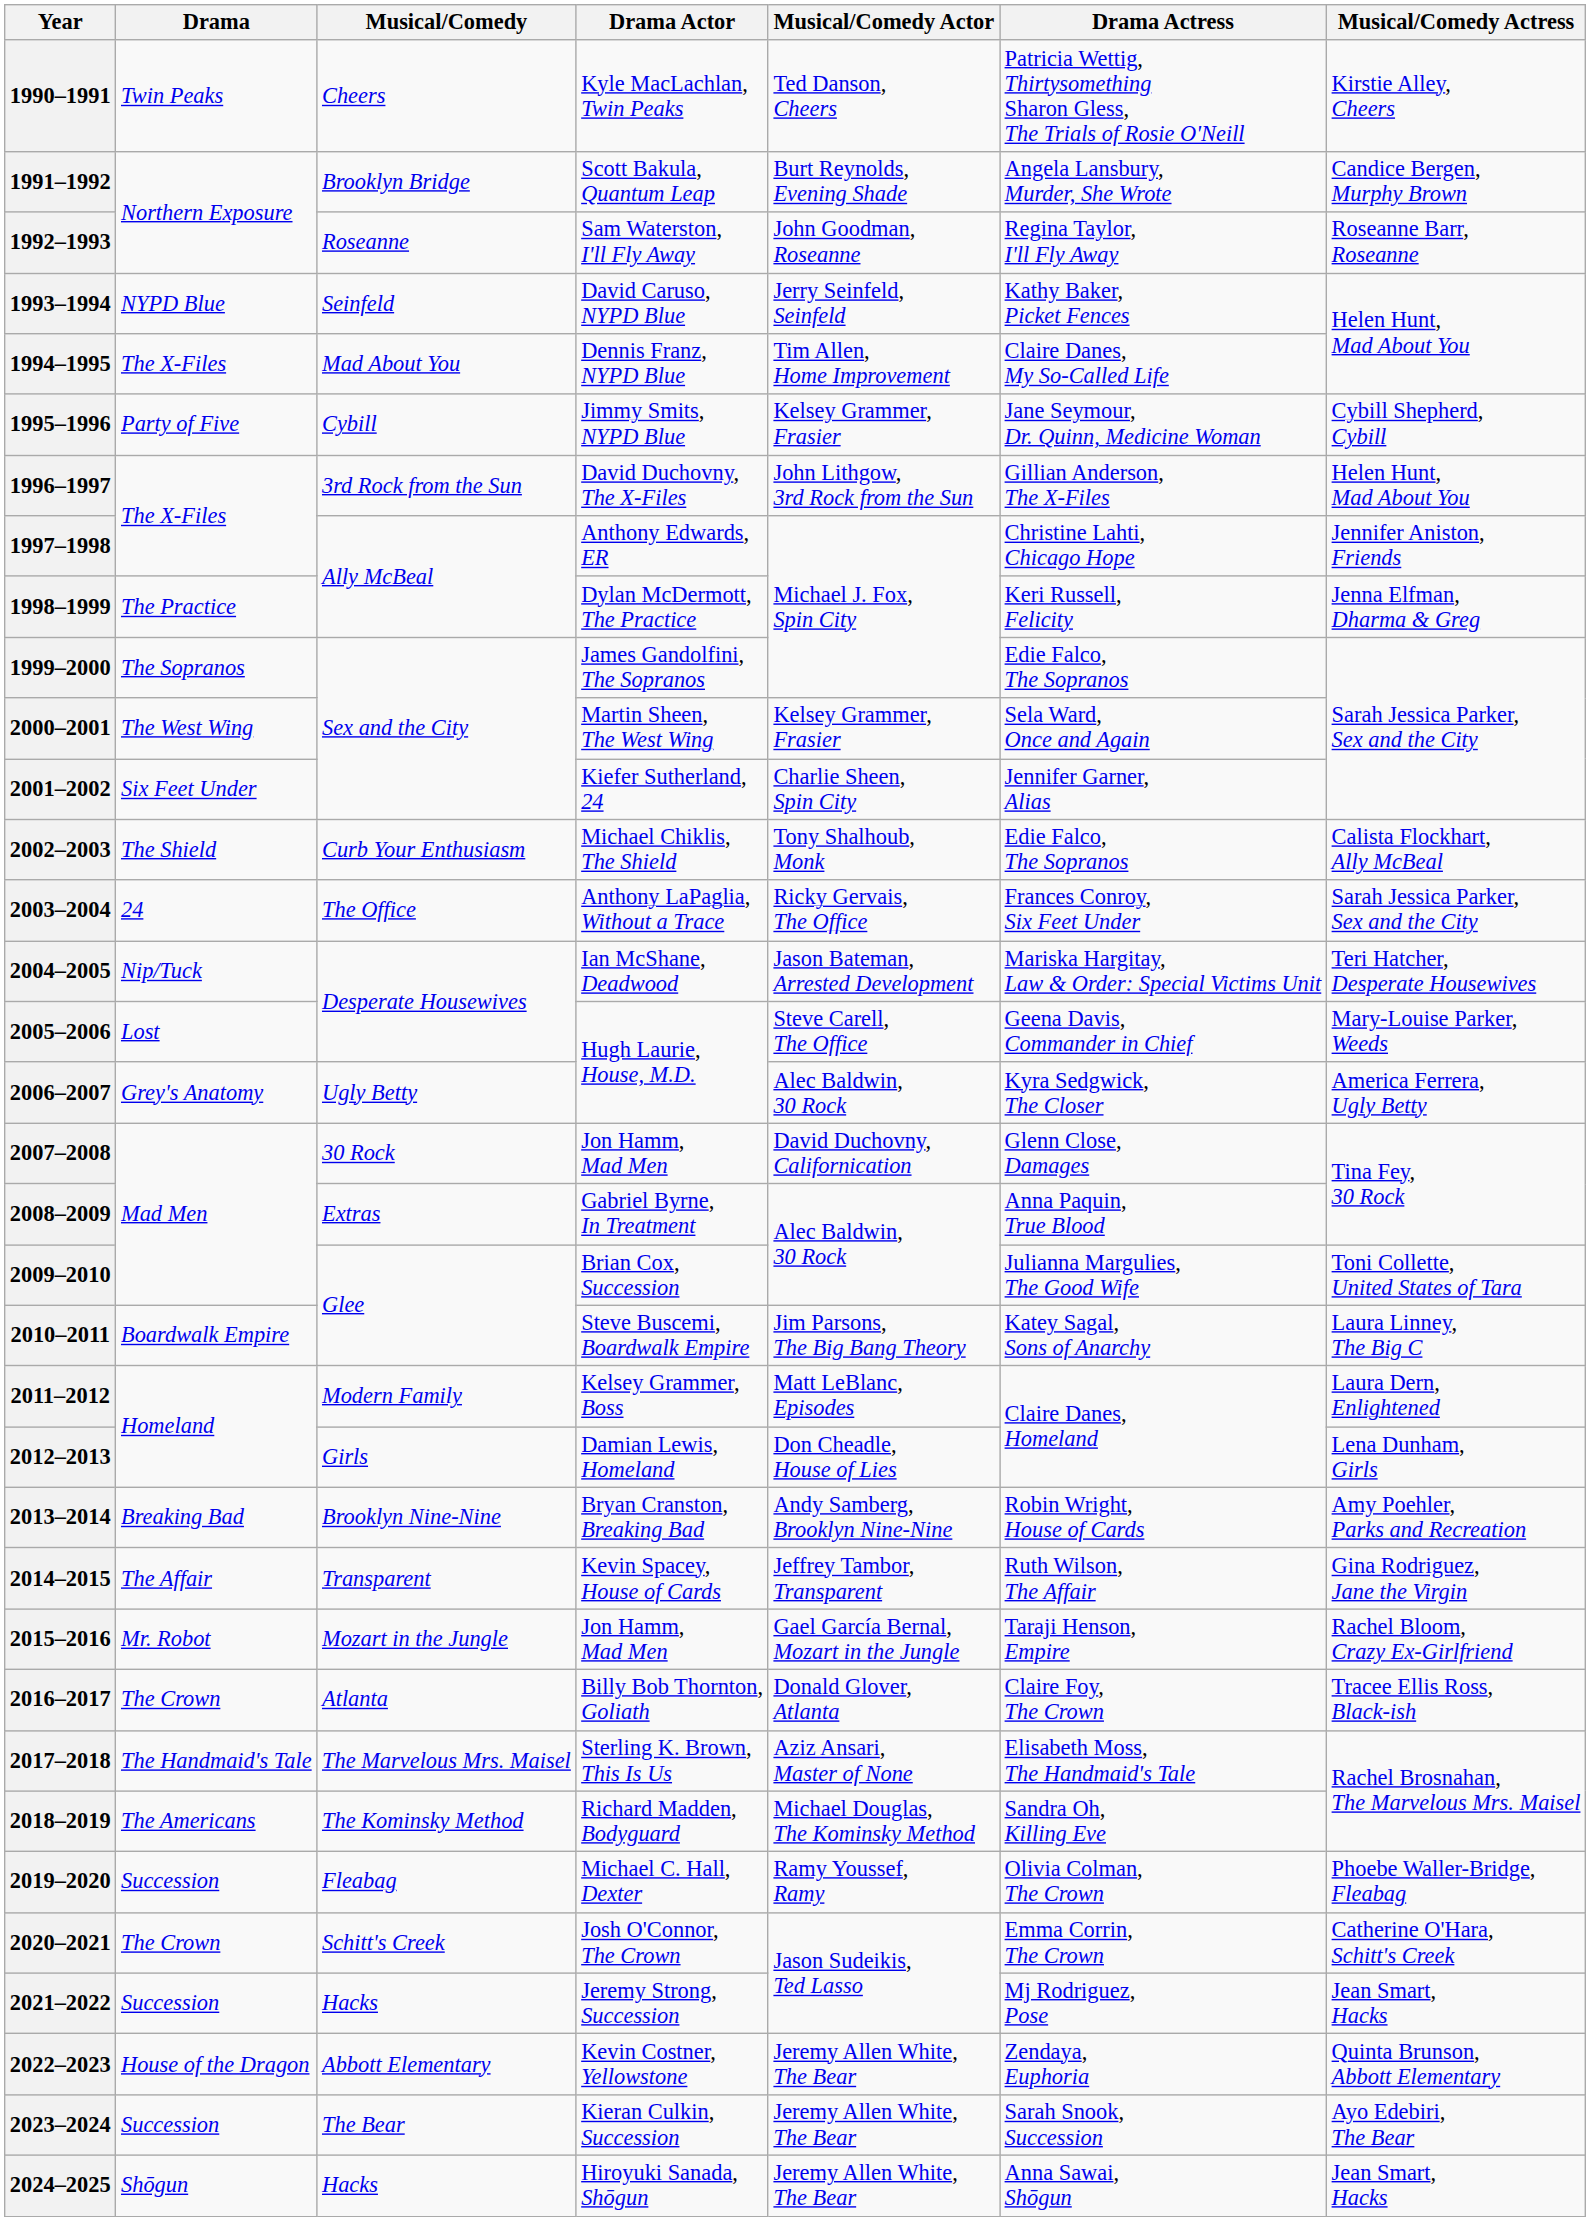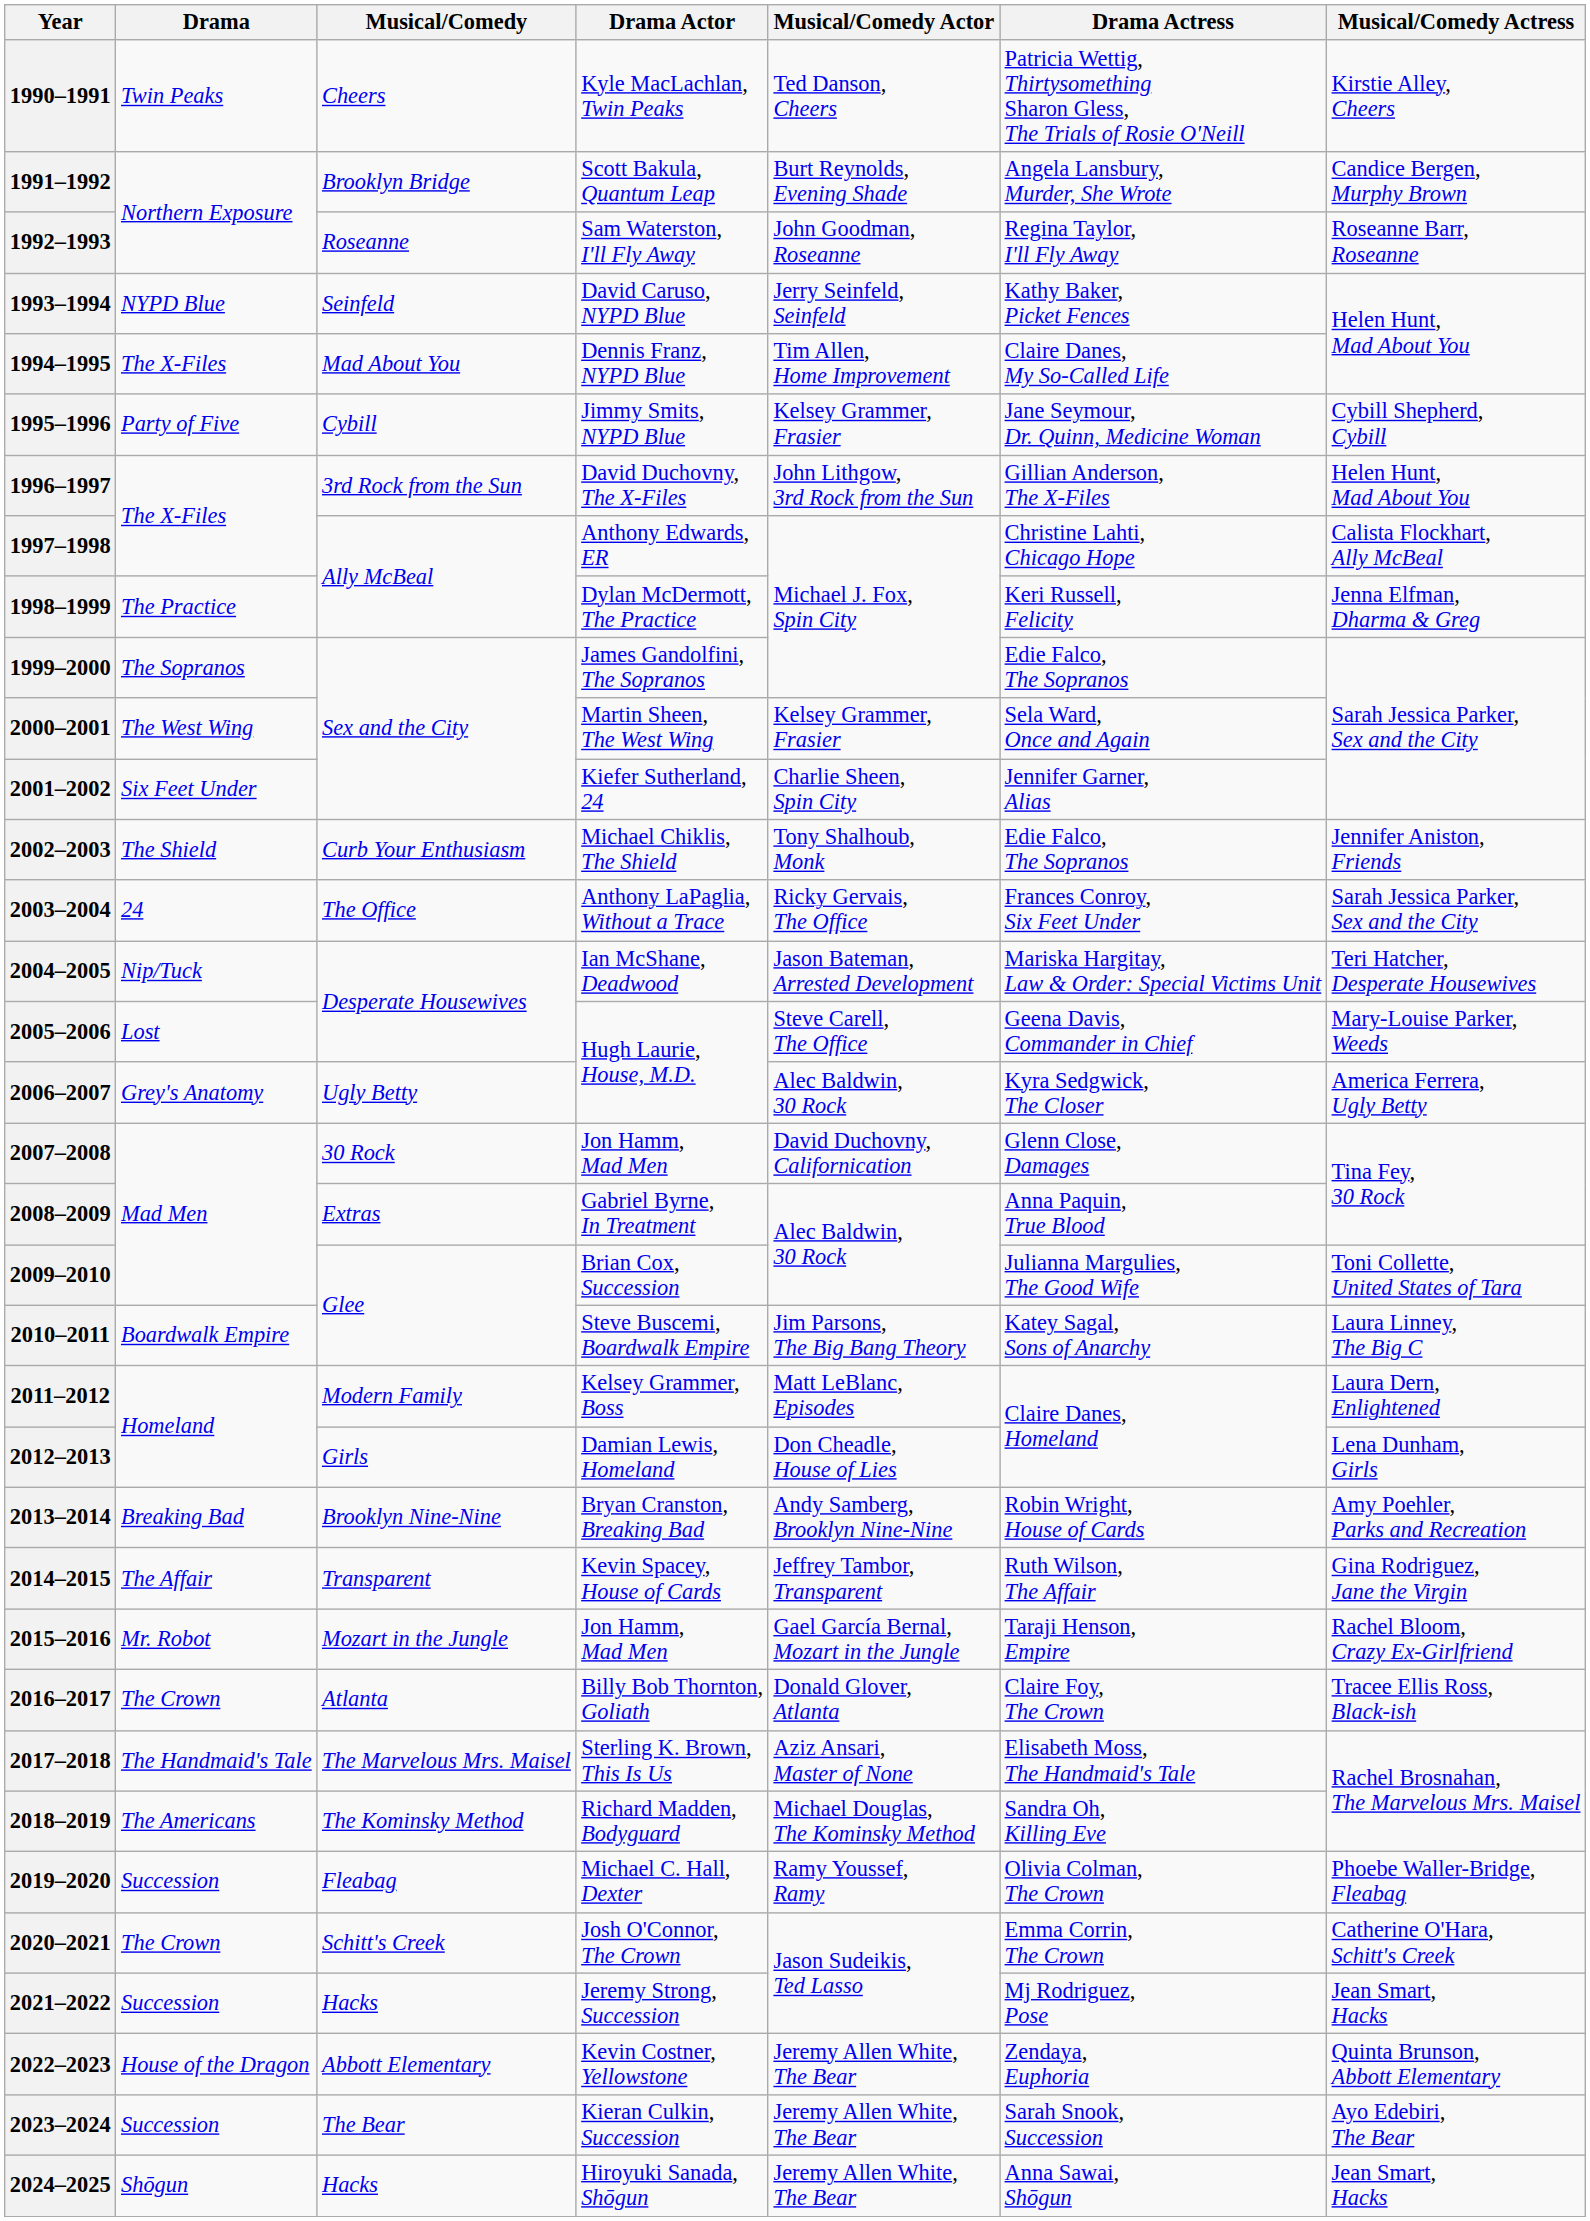(1408, 545) Jennifer Aniston, Friends -> (1411, 545) Calista Flockhart, Ally McBeal
(1411, 849) Calista Flockhart, Ally McBeal -> (1408, 849) Jennifer Aniston, Friends
